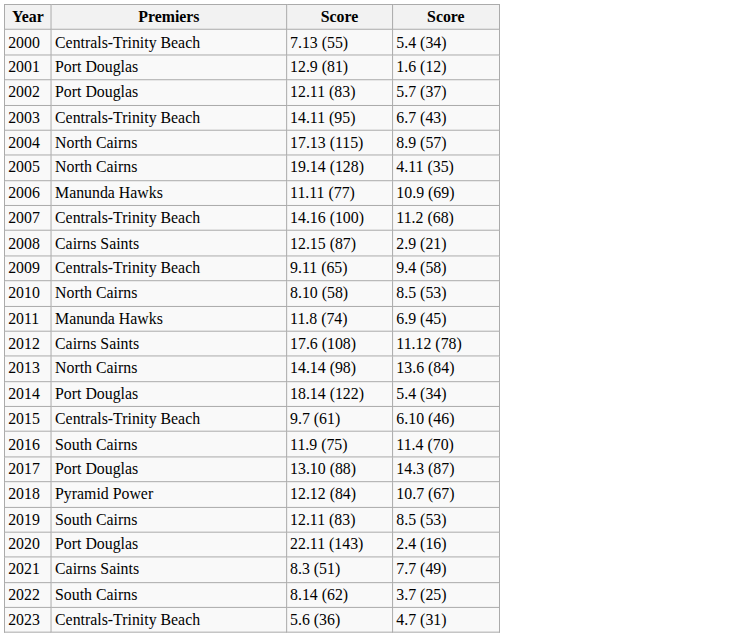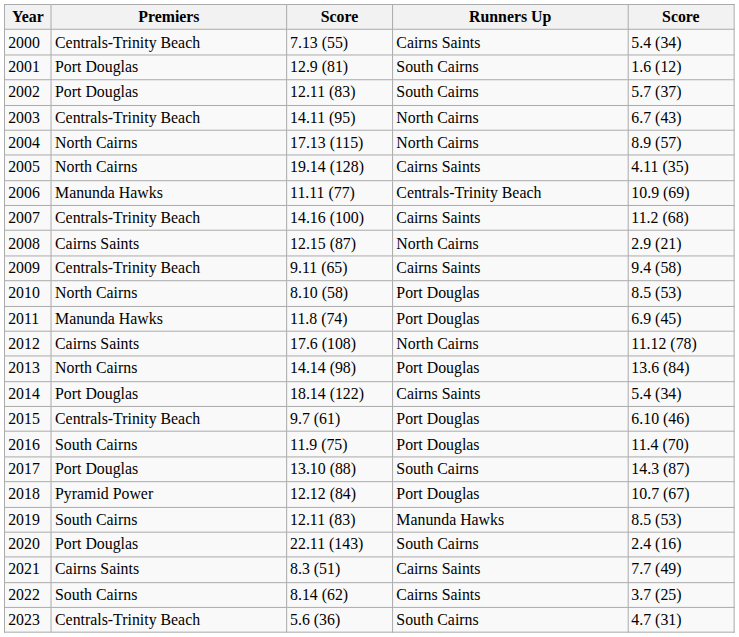+ column: (510, 17)
